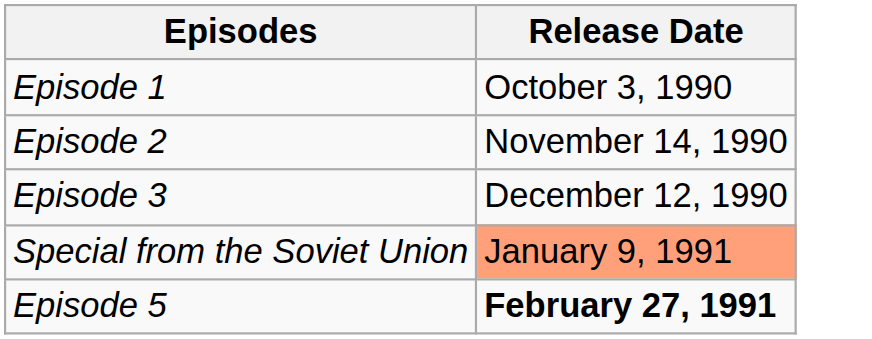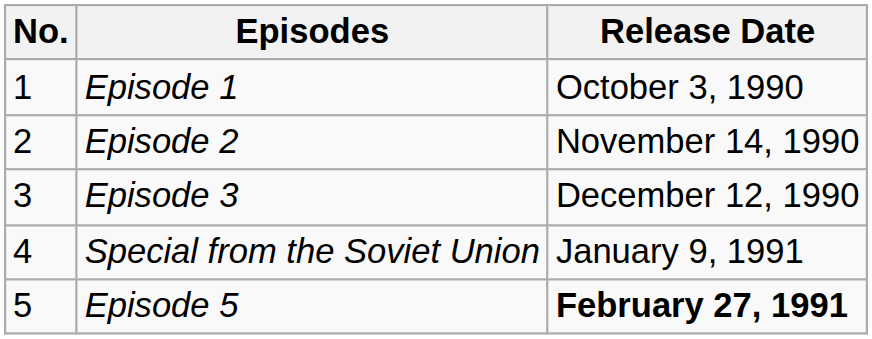+ column: (41, 31)
(608, 251) lightsalmon background -> (680, 251) no background
